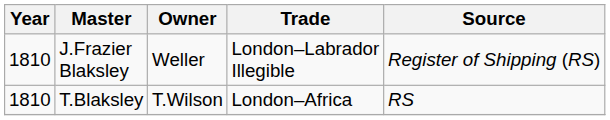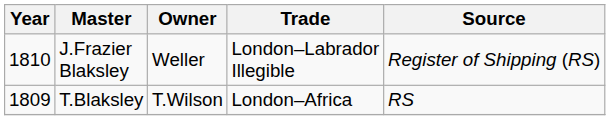(30, 99) 1810 -> (30, 99) 1809
